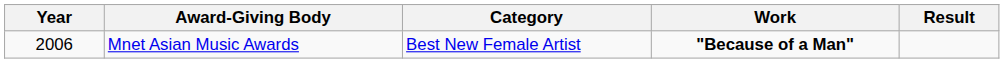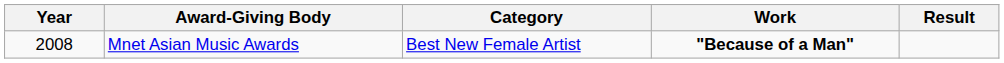(54, 44) 2006 -> (54, 44) 2008
